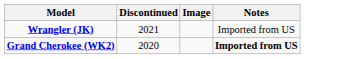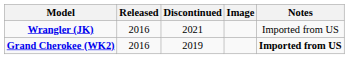+ column: (139, 12)
(149, 45) 2020 -> (193, 45) 2019
